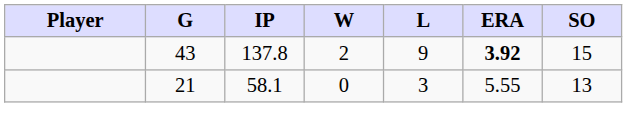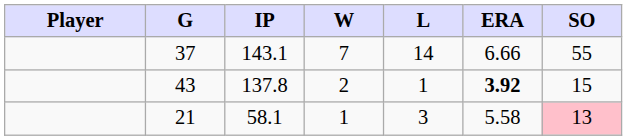+ row: (185, 53)
(423, 53) 9 -> (423, 85) 1
(344, 85) 0 -> (344, 118) 1
(503, 85) 5.55 -> (503, 118) 5.58
(582, 85) no background -> (582, 118) pink background
